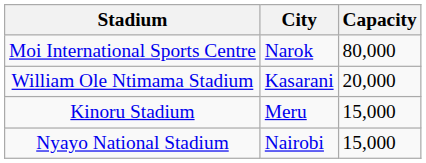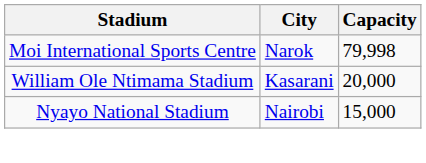(369, 50) 80,000 -> (369, 50) 79,998
- row: (132, 111)
